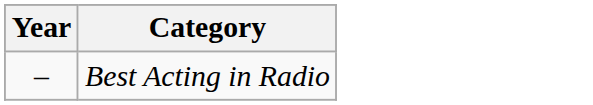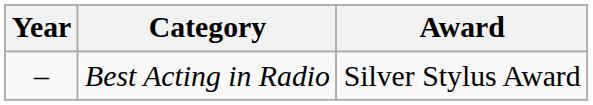+ column: (462, 28)
